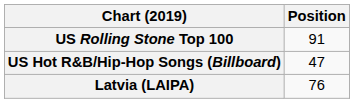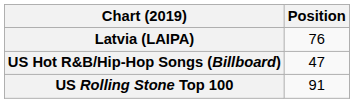rows swapped: (144, 86) <-> (144, 39)
